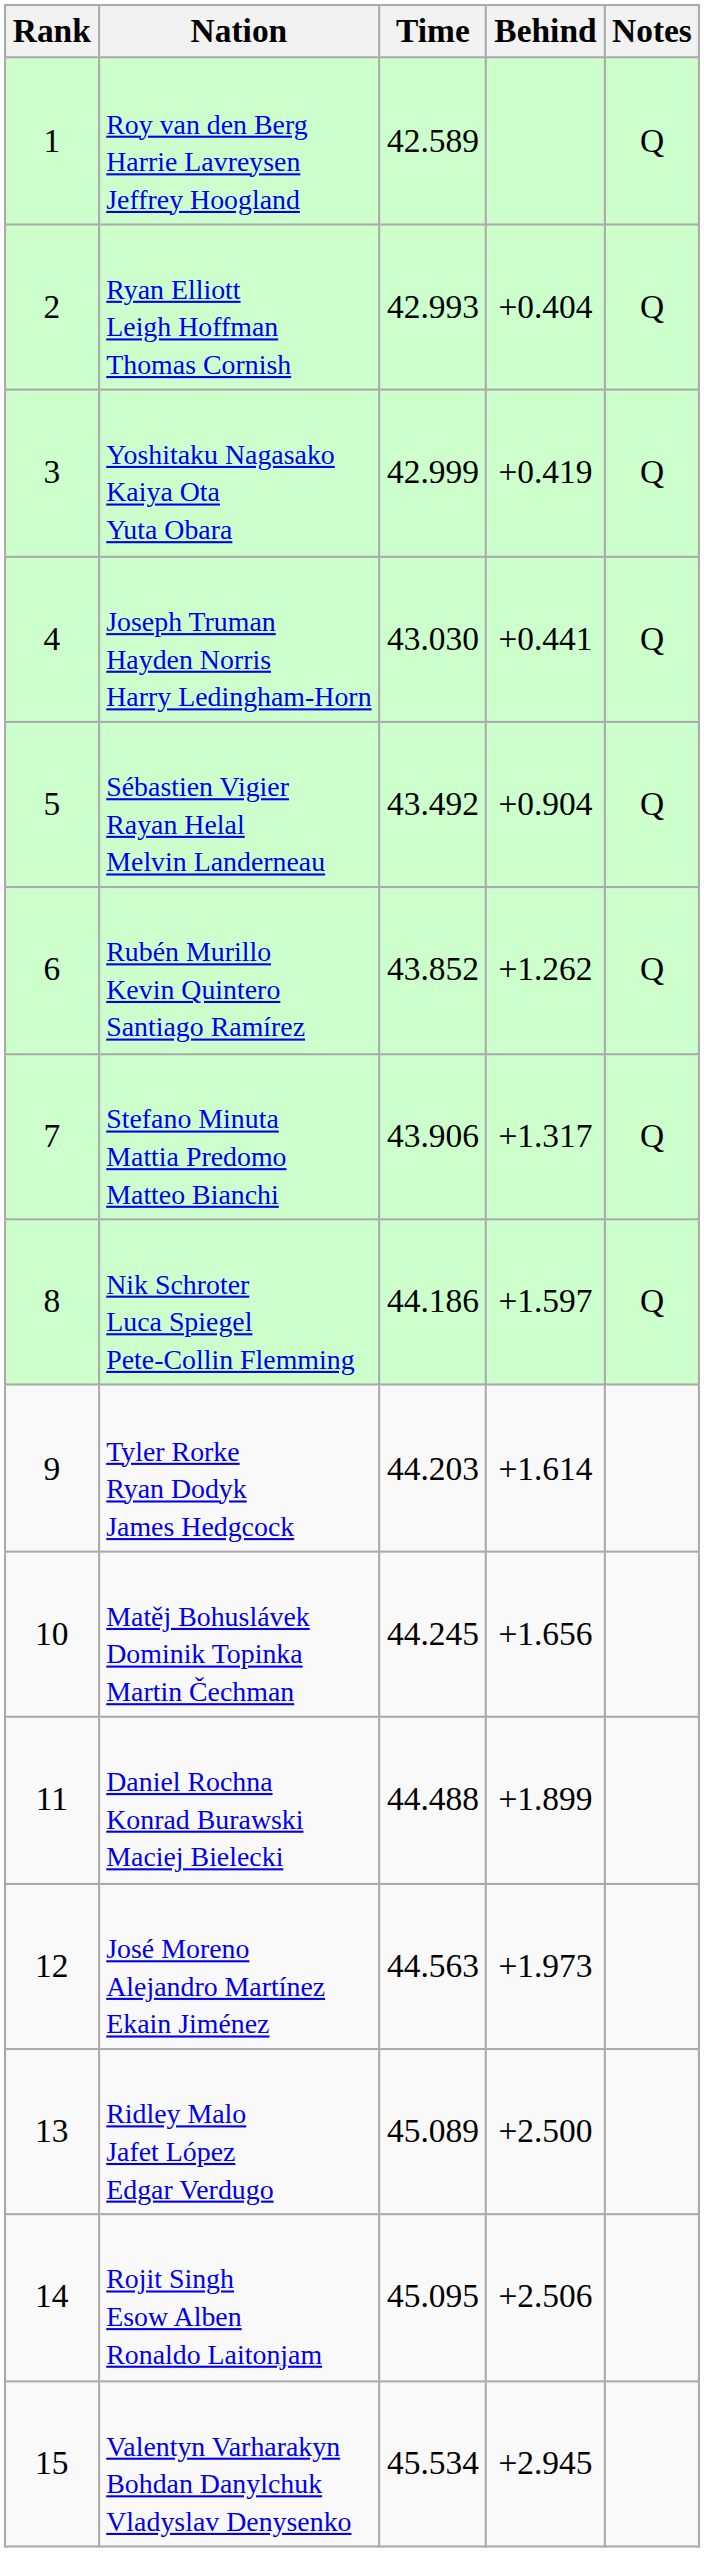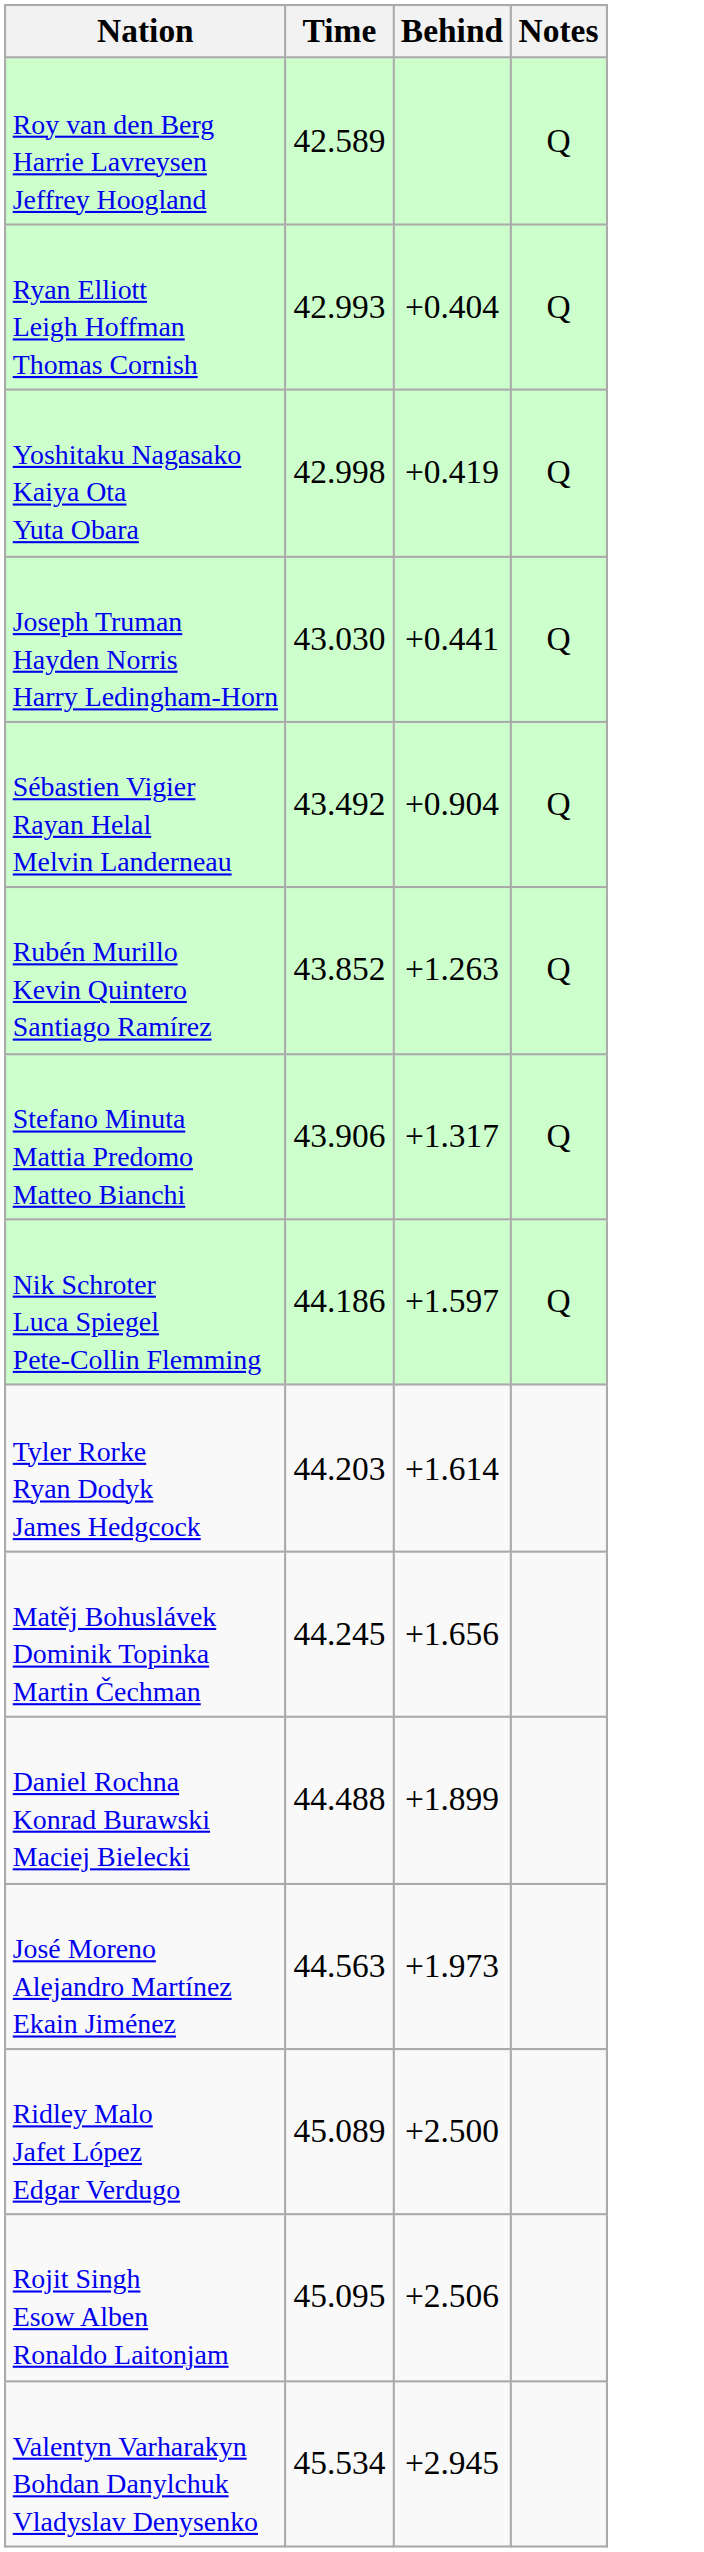- column: (52, 31)
(433, 472) 42.999 -> (339, 472) 42.998
(545, 969) +1.262 -> (452, 969) +1.263
